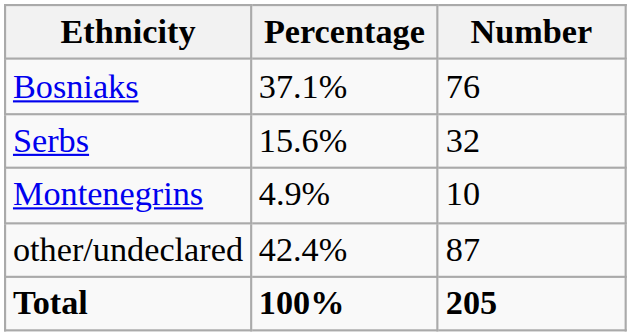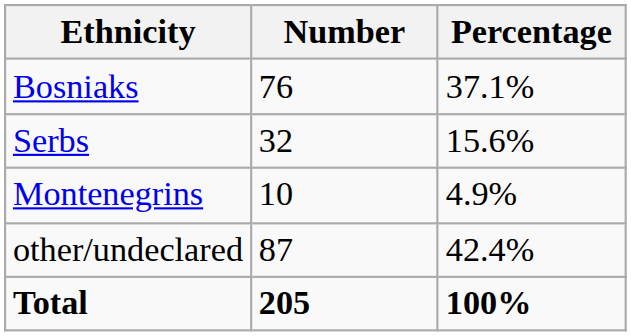columns swapped: (531, 31) <-> (344, 31)
